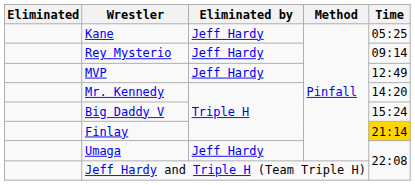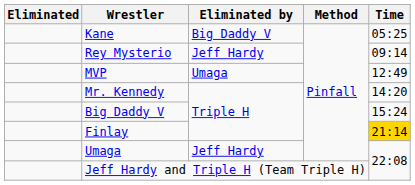(228, 34) Jeff Hardy -> (231, 34) Big Daddy V
(228, 73) Jeff Hardy -> (210, 73) Umaga
